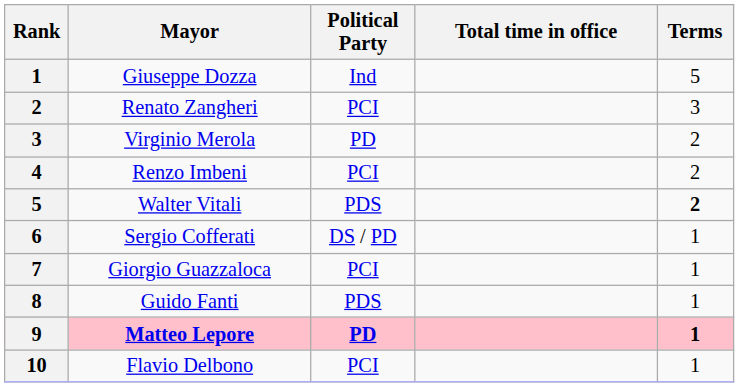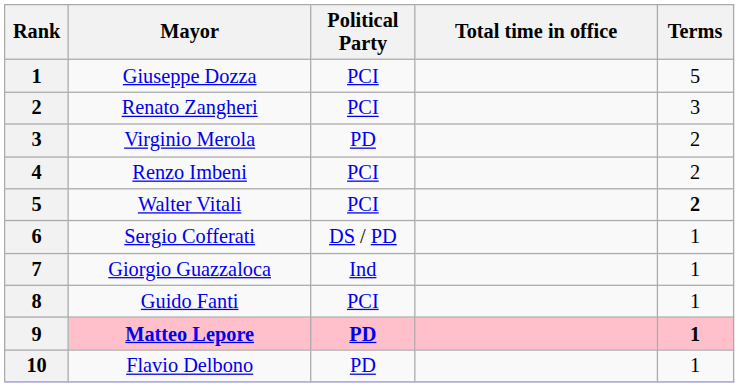(363, 75) Ind -> (363, 75) PCI
(363, 204) PDS -> (363, 204) PCI
(363, 269) PCI -> (363, 269) Ind
(363, 301) PDS -> (363, 301) PCI
(363, 365) PCI -> (363, 365) PD
